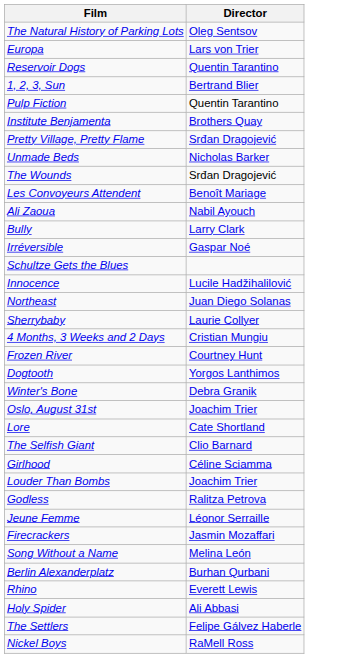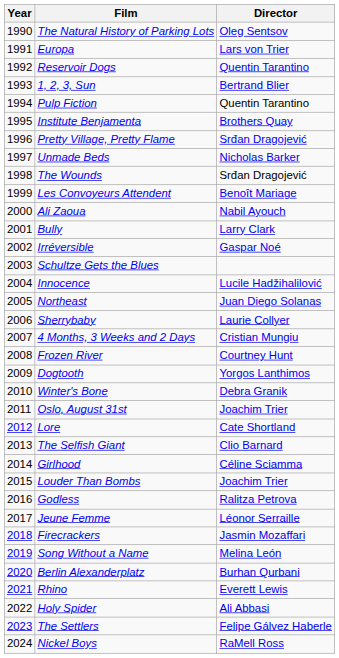+ column: (20, 13)
